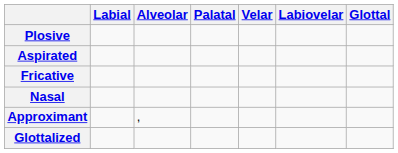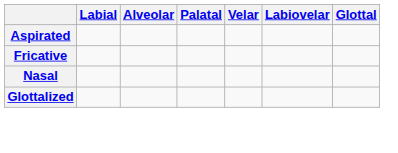- row: (47, 35)
- row: (47, 117)
